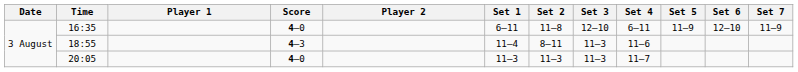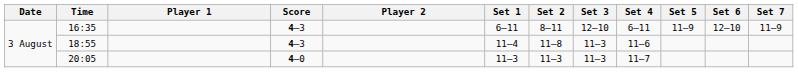(297, 27) 4–0 -> (297, 27) 4–3
(551, 27) 11–8 -> (551, 27) 8–11
(551, 43) 8–11 -> (551, 43) 11–8
